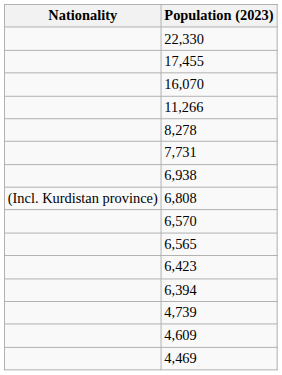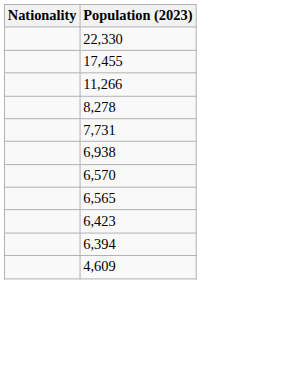- row: (184, 84)
- row: (181, 198)
- row: (181, 312)
- row: (181, 358)
